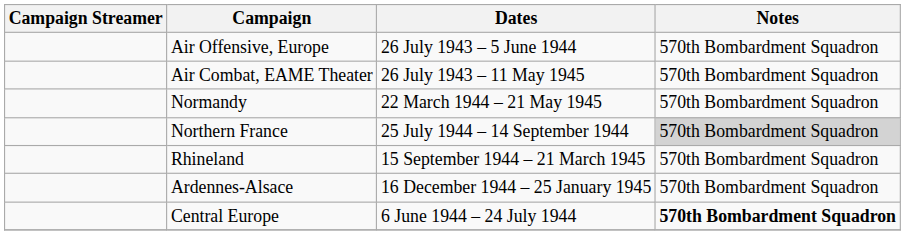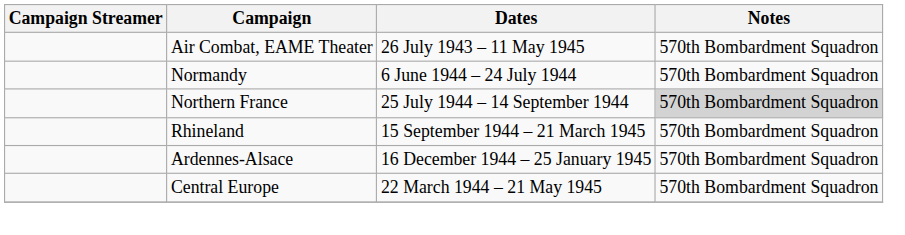- row: (250, 46)
(491, 103) 22 March 1944 – 21 May 1945 -> (479, 74) 6 June 1944 – 24 July 1944
(479, 215) 6 June 1944 – 24 July 1944 -> (491, 187) 22 March 1944 – 21 May 1945
(778, 215) bold -> (769, 187) normal
